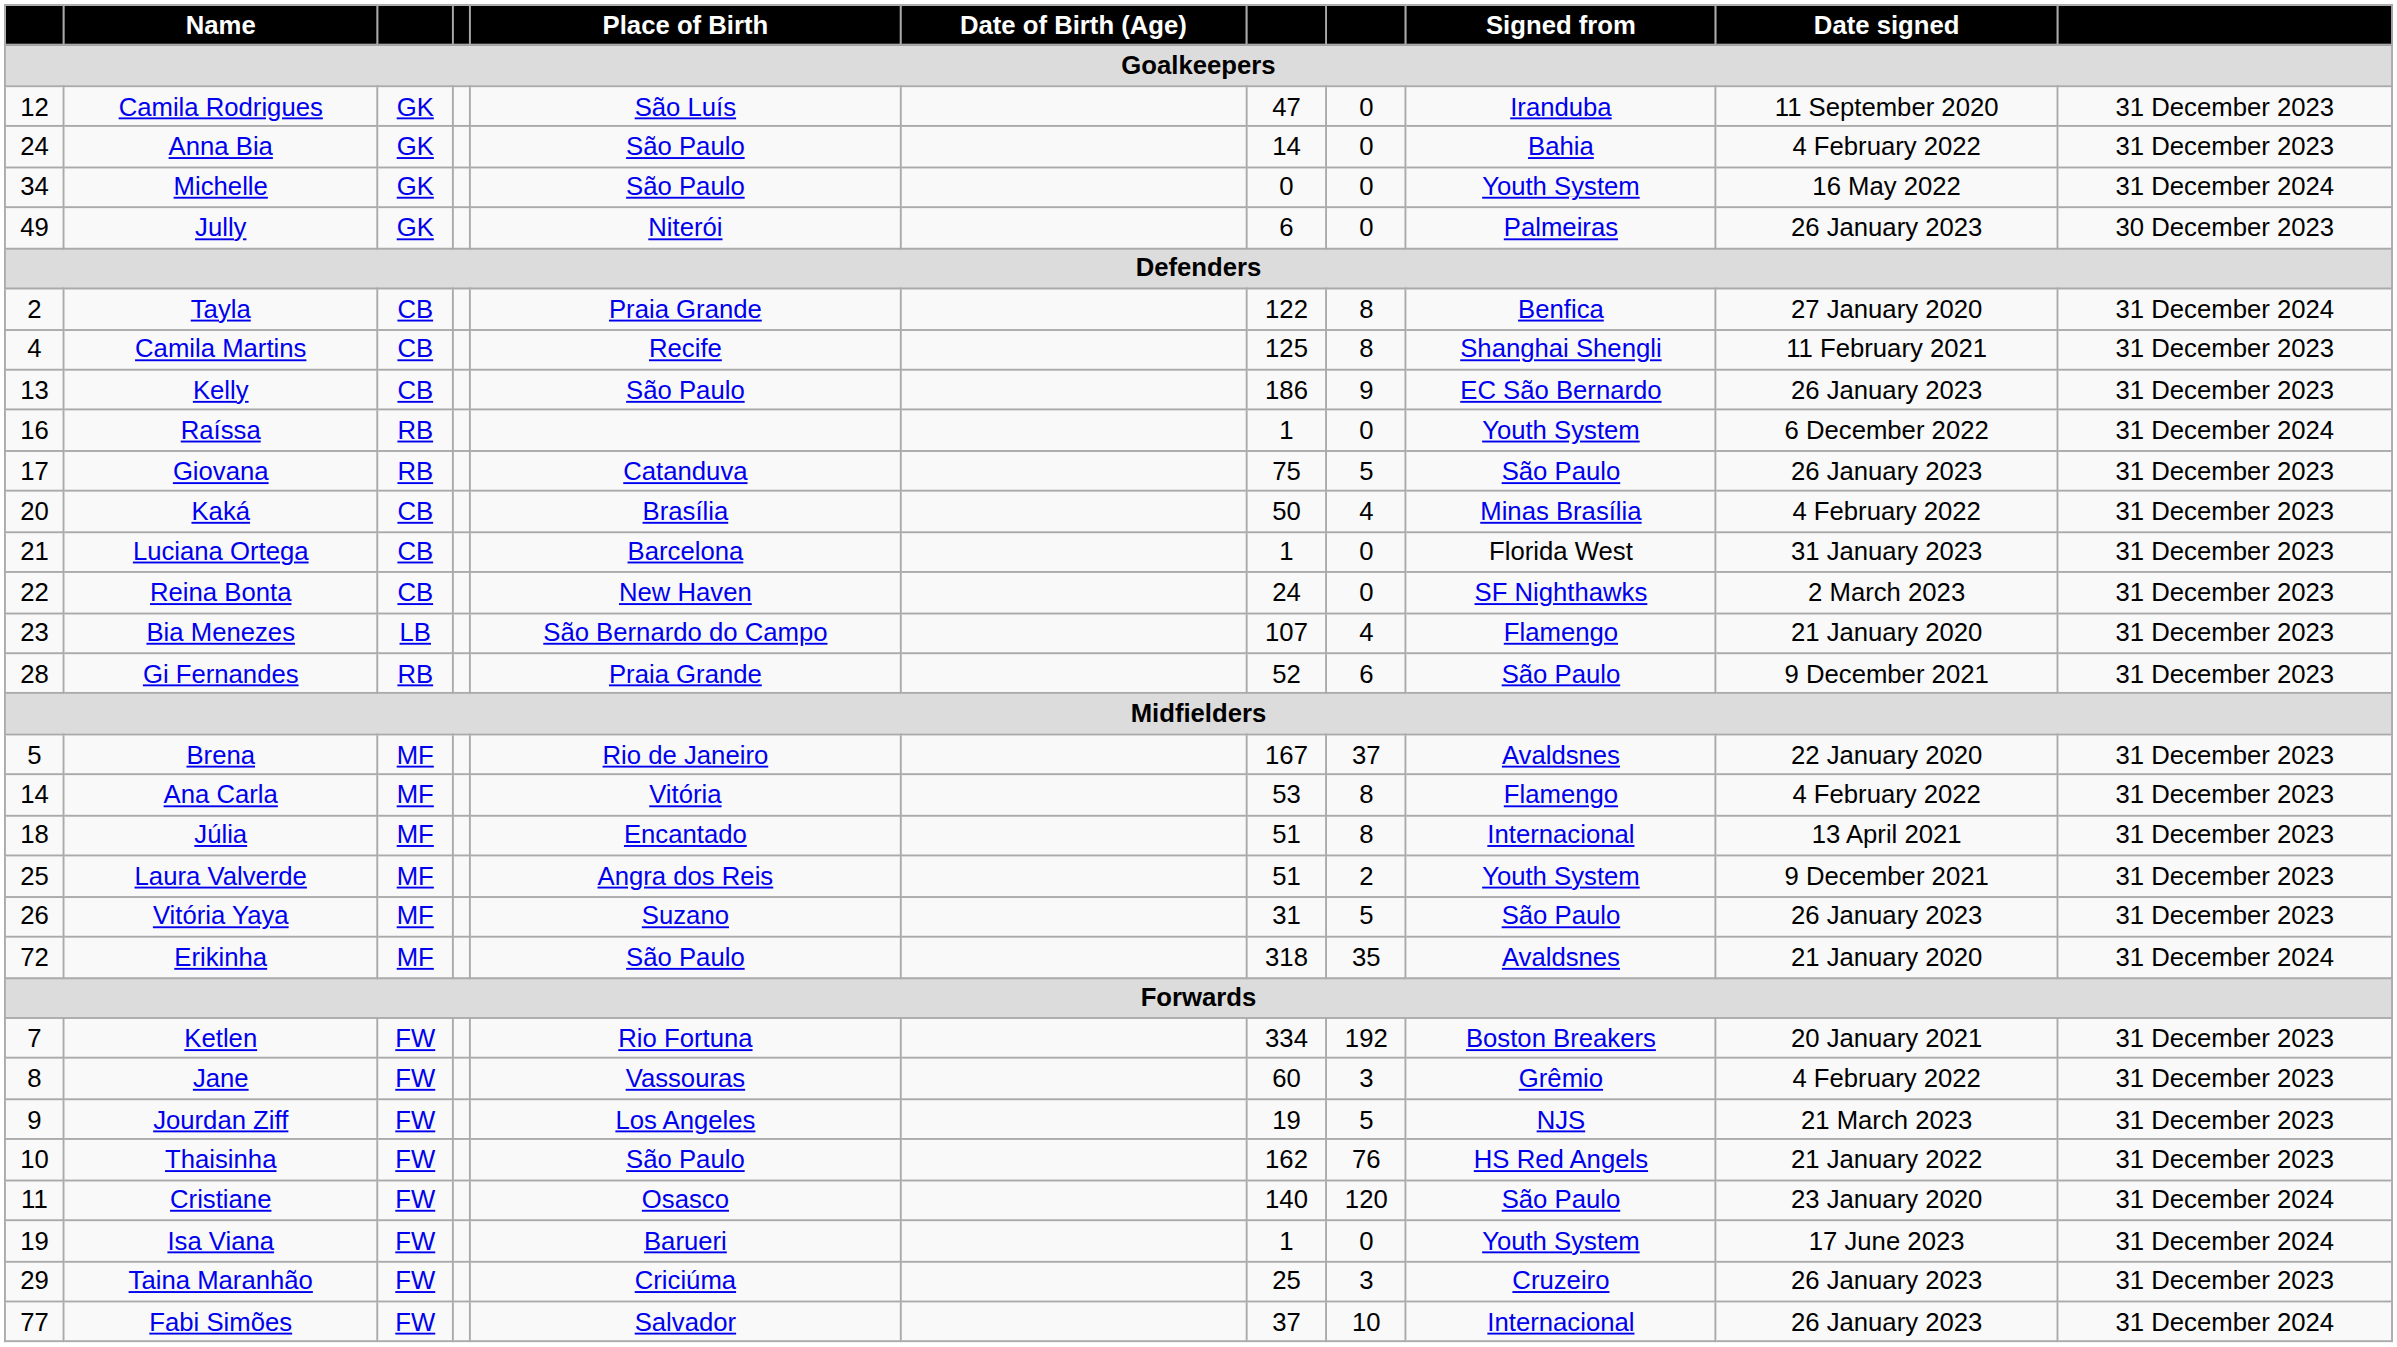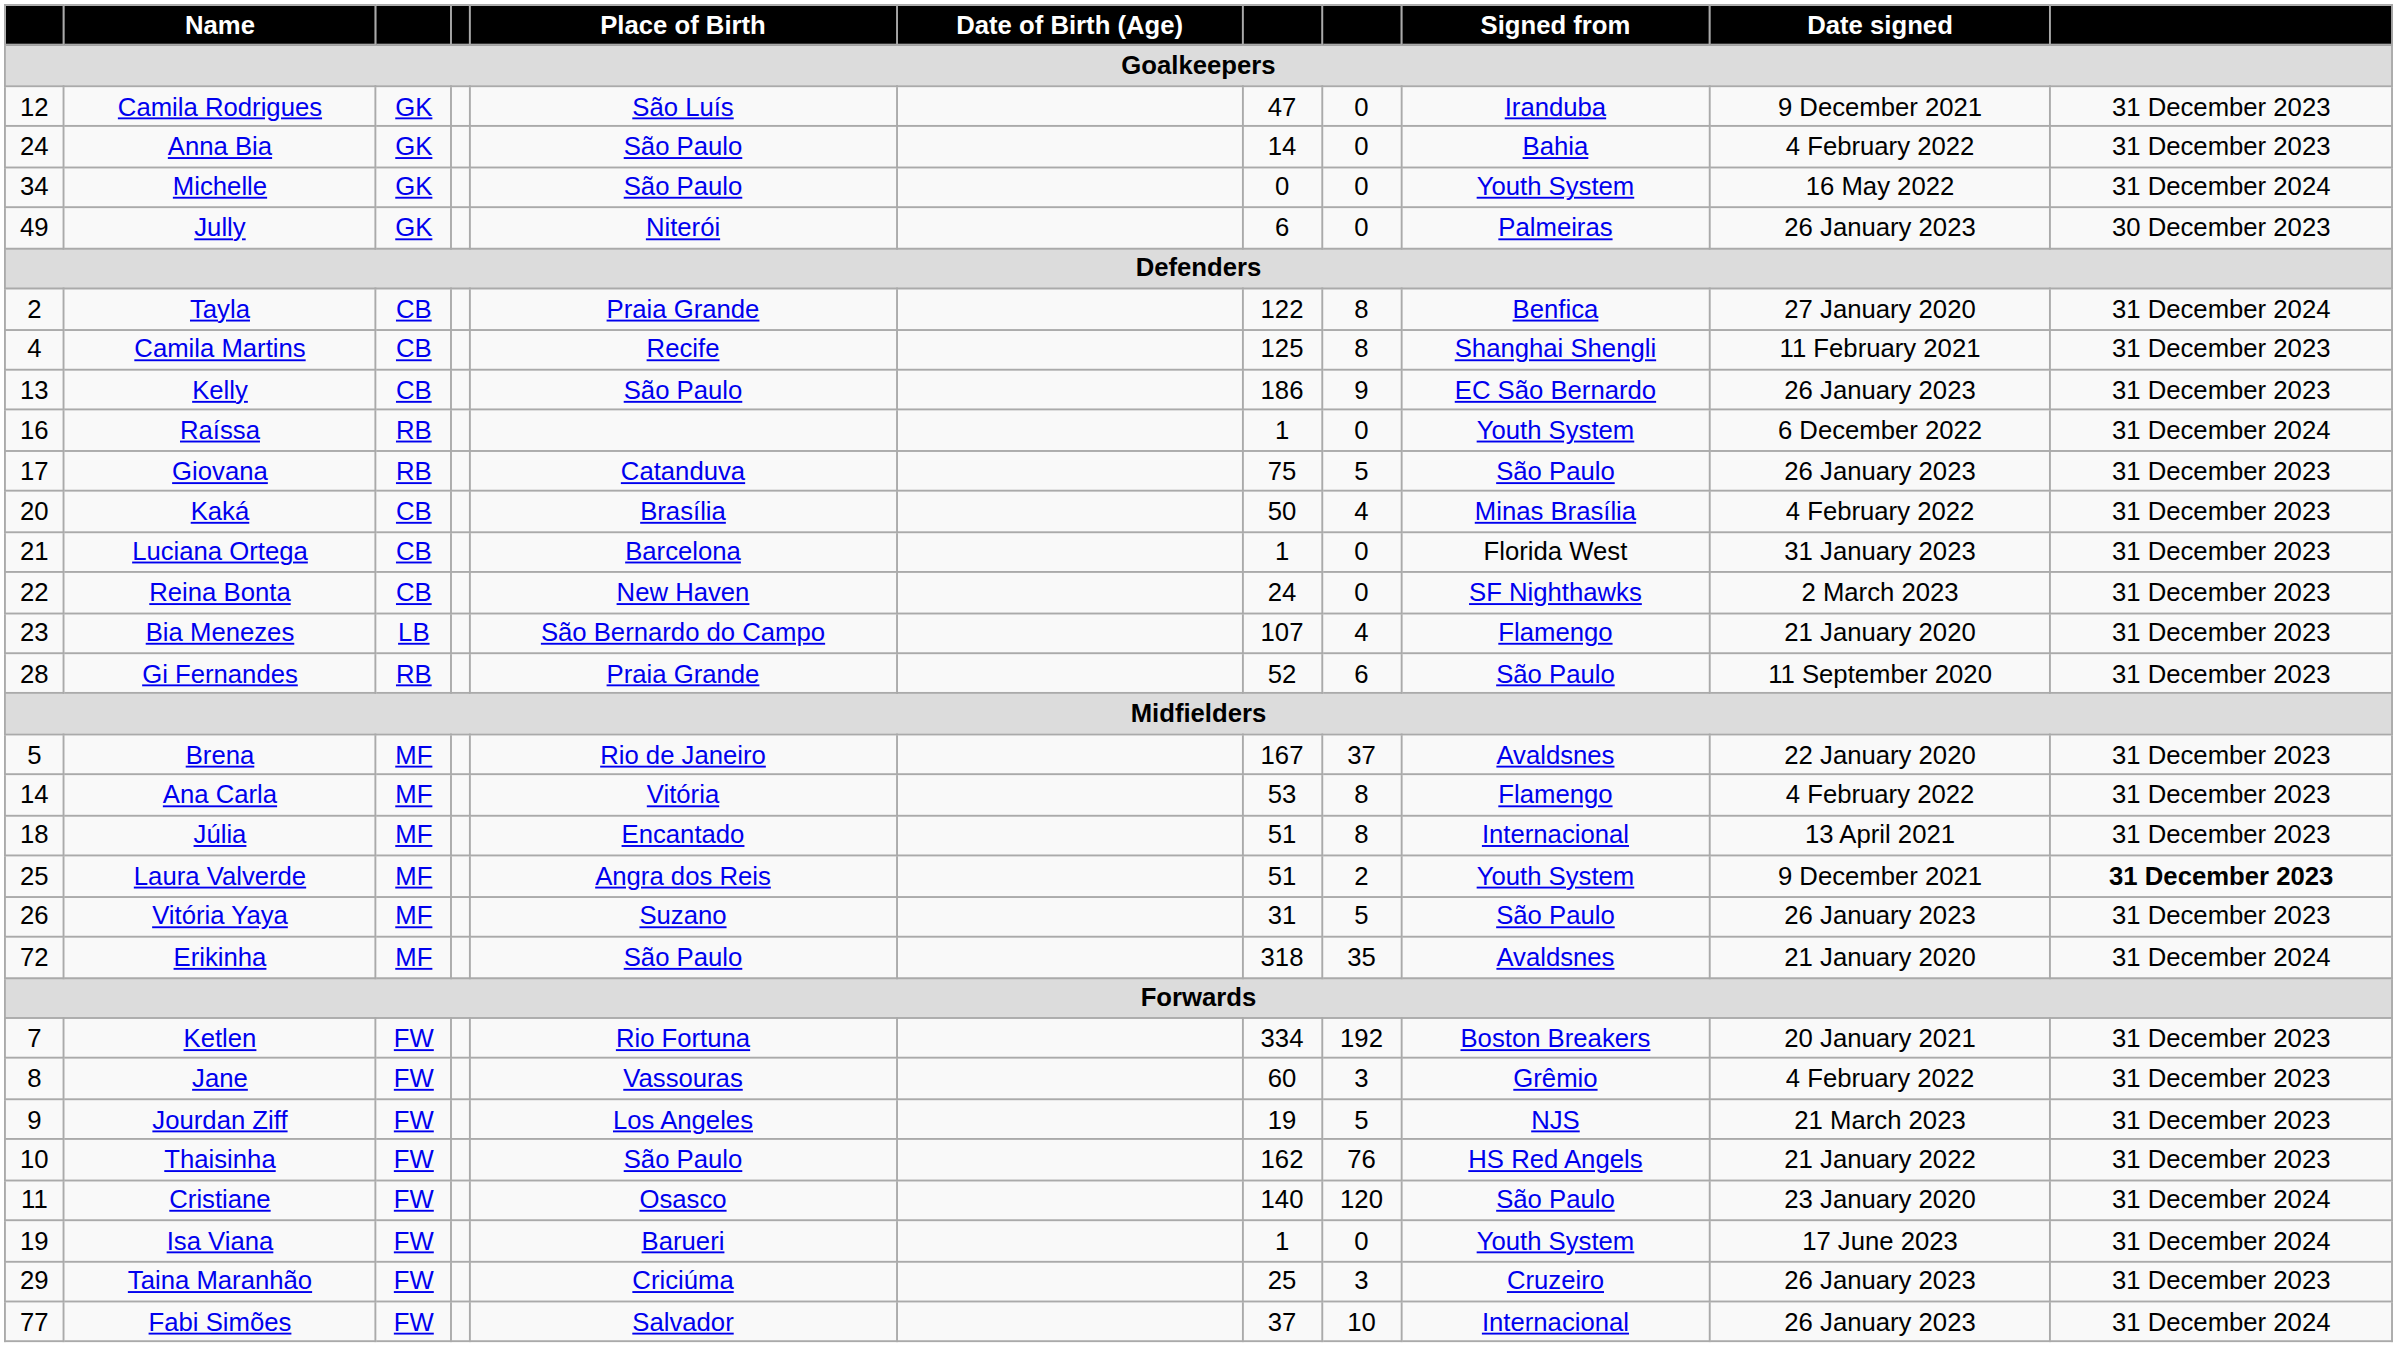(1887, 106) 11 September 2020 -> (1880, 106) 9 December 2021
(1887, 673) 9 December 2021 -> (1880, 673) 11 September 2020
(2225, 876) normal -> (2221, 876) bold
